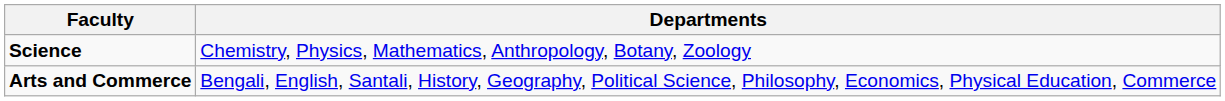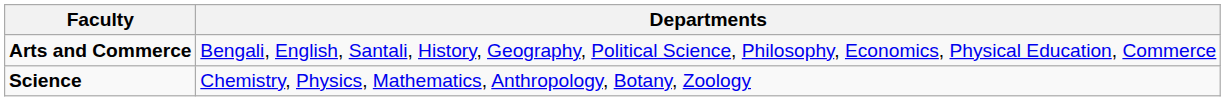rows swapped: (45, 50) <-> (100, 80)
